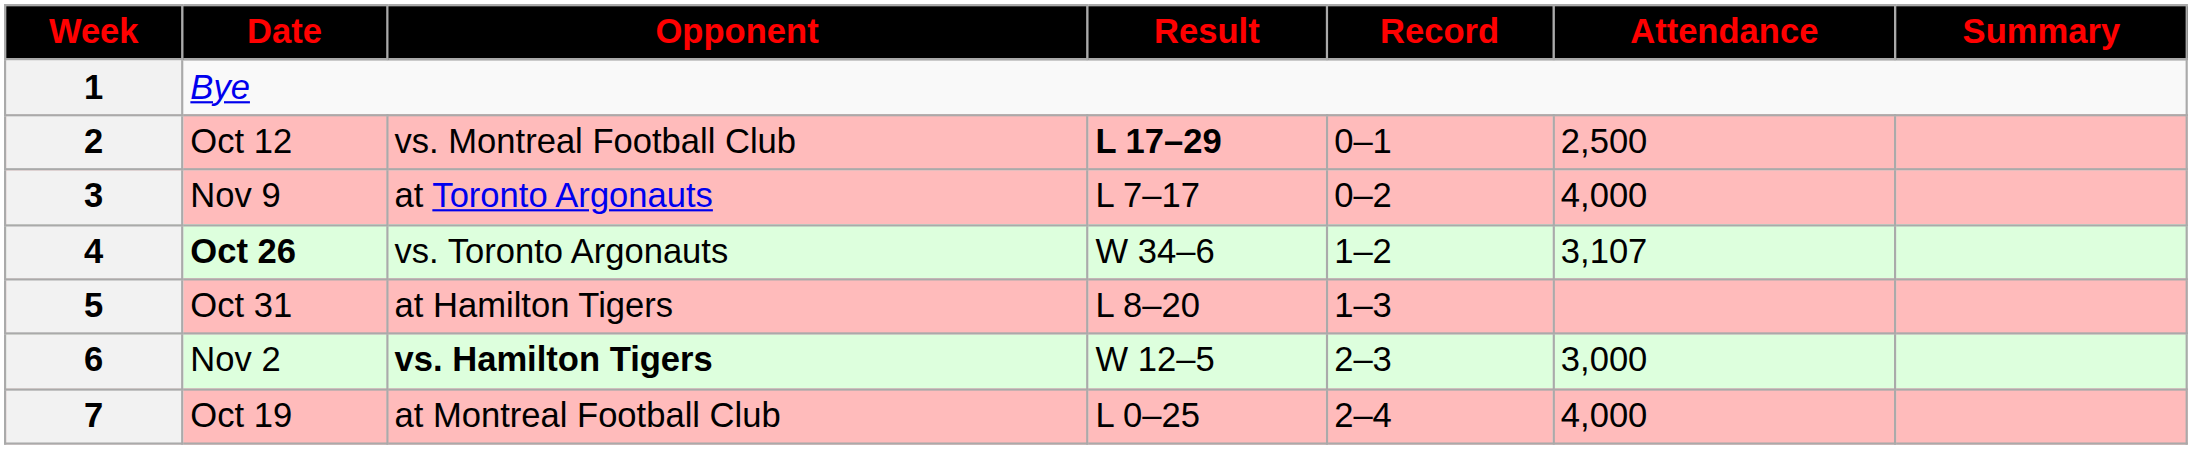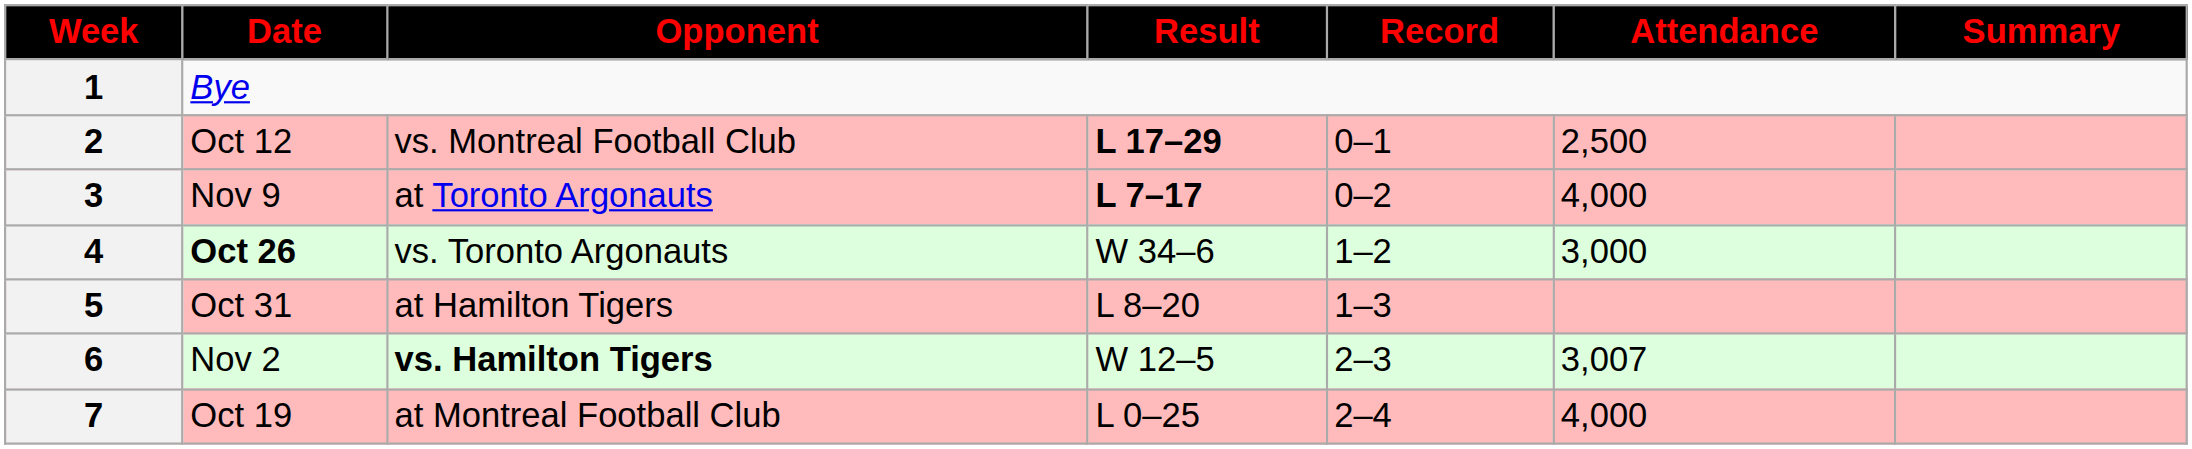(1148, 196) normal -> (1149, 196) bold
(1604, 251) 3,107 -> (1604, 251) 3,000
(1604, 360) 3,000 -> (1604, 360) 3,007
